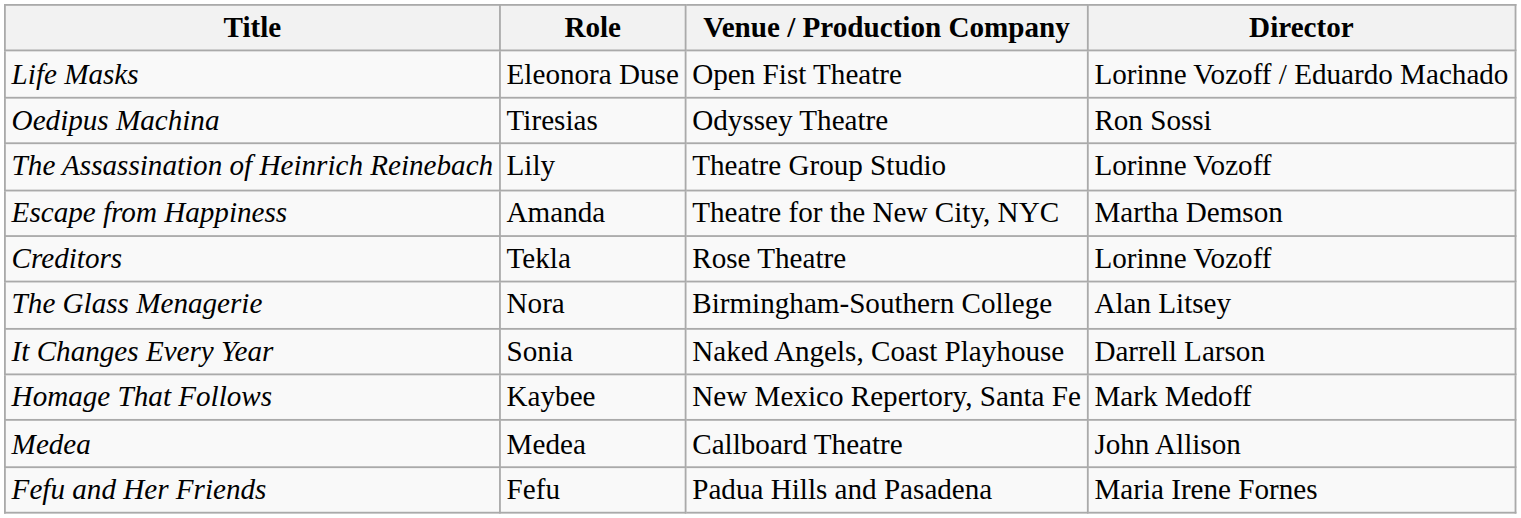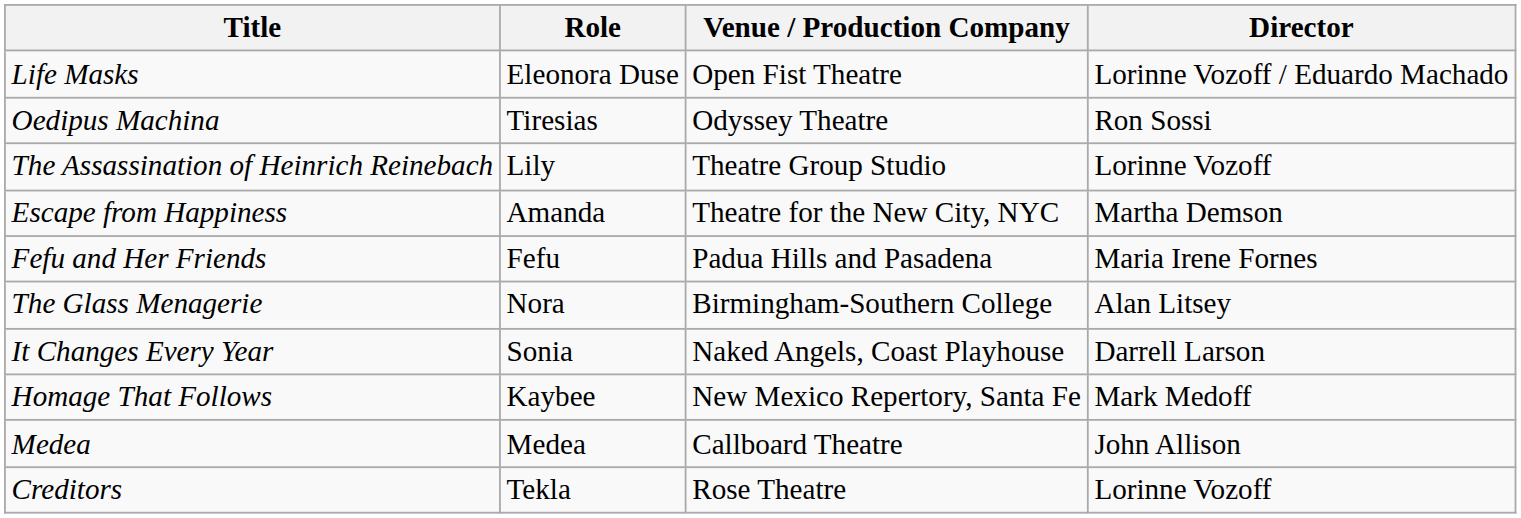rows swapped: (67, 258) <-> (139, 489)
